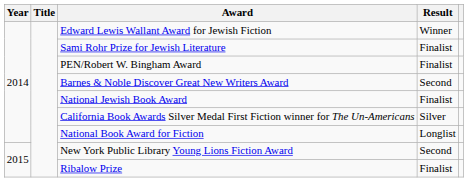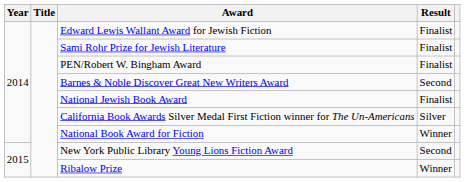(436, 30) Winner -> (436, 30) Finalist
(438, 133) Longlist -> (436, 133) Winner
(436, 168) Finalist -> (436, 168) Winner
